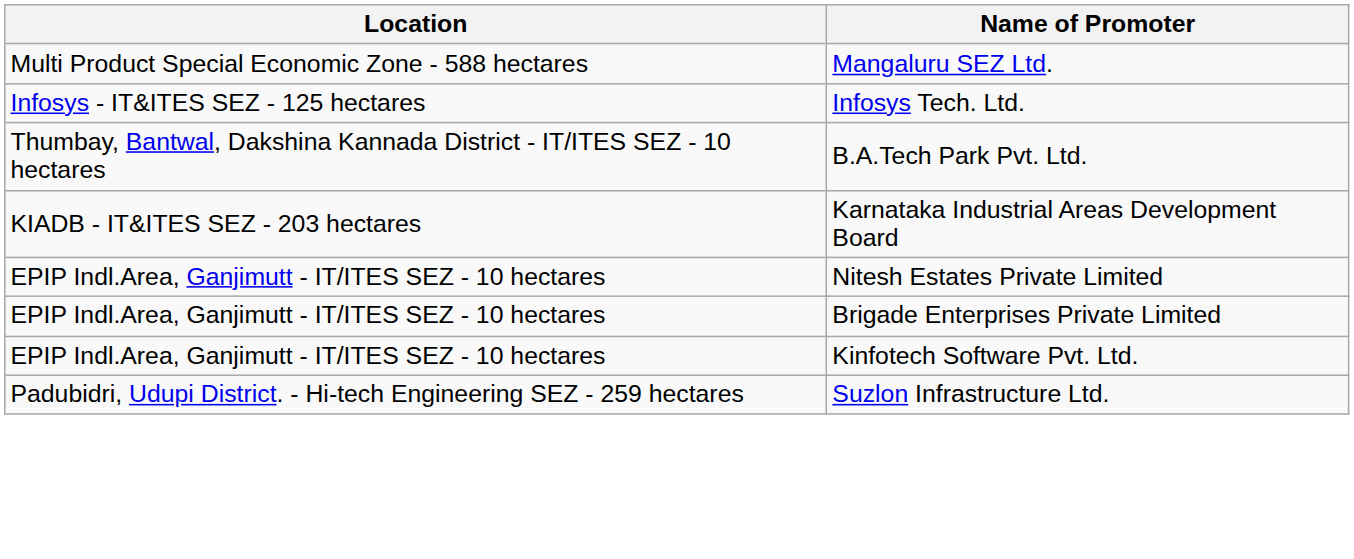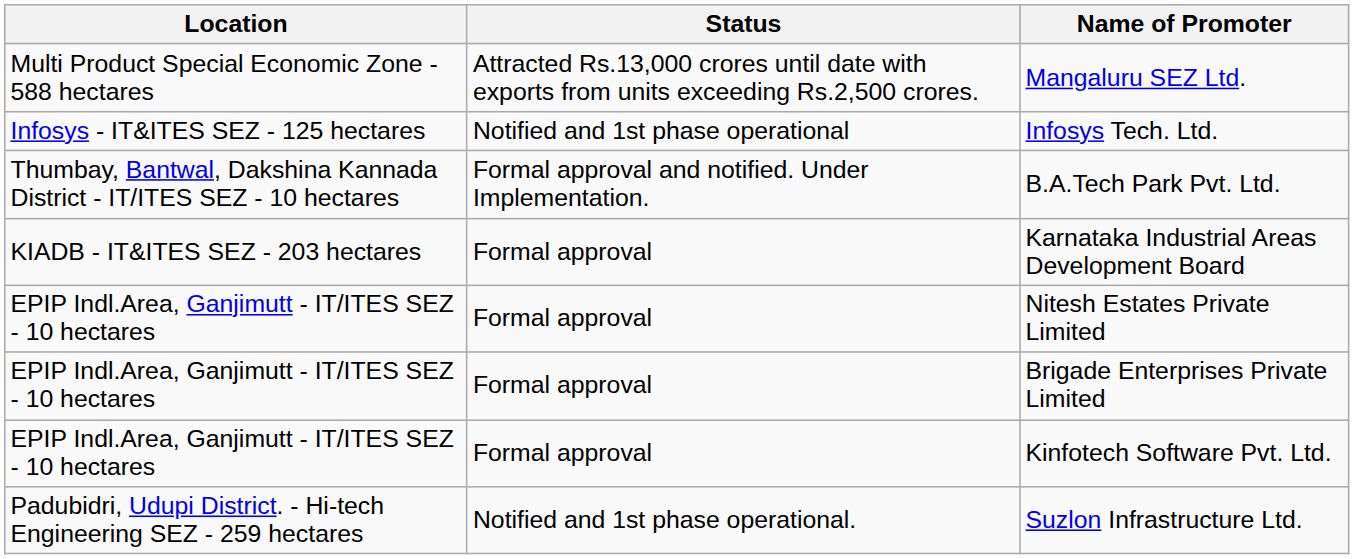+ column: (743, 24)
